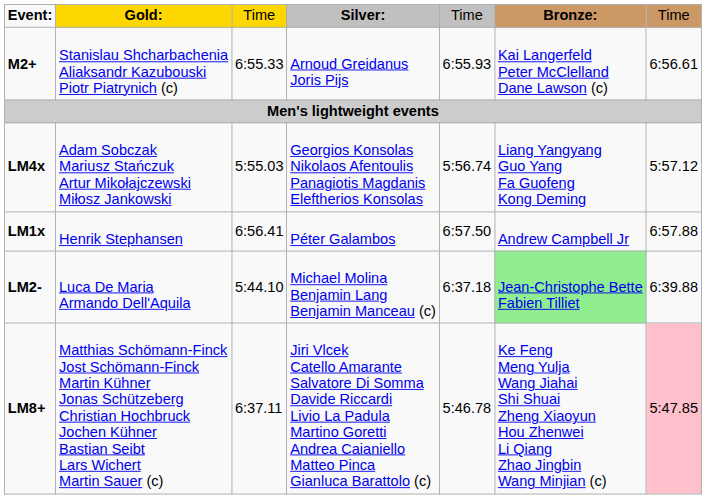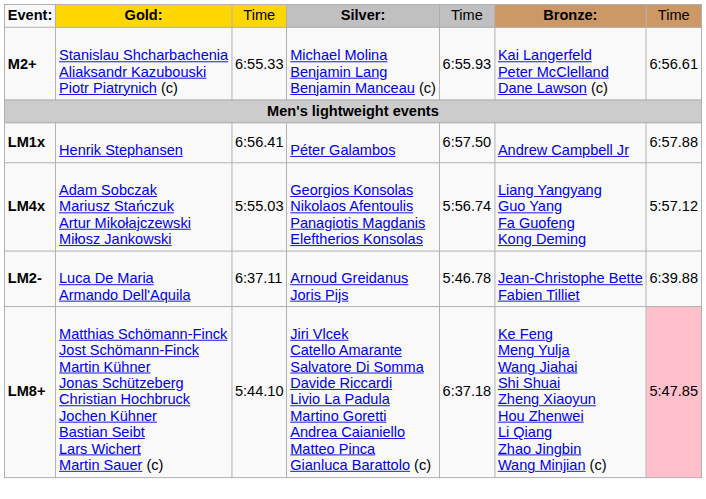(349, 71) Arnoud Greidanus Joris Pijs -> (363, 71) Michael Molina Benjamin Lang Benjamin Manceau (c)
rows swapped: (26, 231) <-> (26, 167)
(259, 287) 5:44.10 -> (259, 278) 6:37.11
(363, 295) Michael Molina Benjamin Lang Benjamin Manceau (c) -> (349, 287) Arnoud Greidanus Joris Pijs
(467, 287) 6:37.18 -> (467, 278) 5:46.78
(570, 295) lightgreen background -> (570, 287) no background
(259, 408) 6:37.11 -> (259, 392) 5:44.10
(467, 408) 5:46.78 -> (467, 392) 6:37.18
